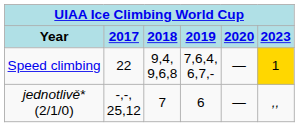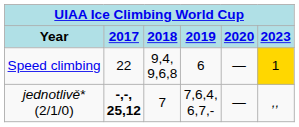(201, 66) 7,6,4, 6,7,- -> (201, 66) 6
(124, 102) normal -> (124, 102) bold
(201, 102) 6 -> (201, 102) 7,6,4, 6,7,-
